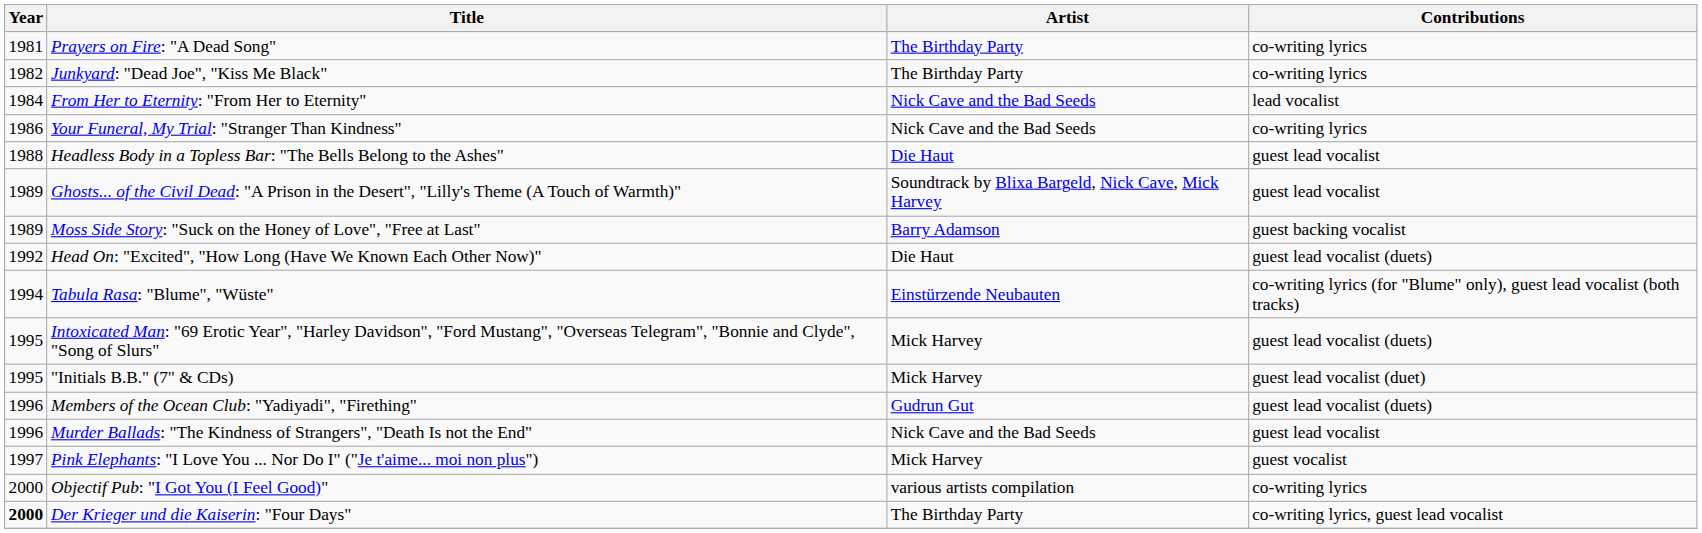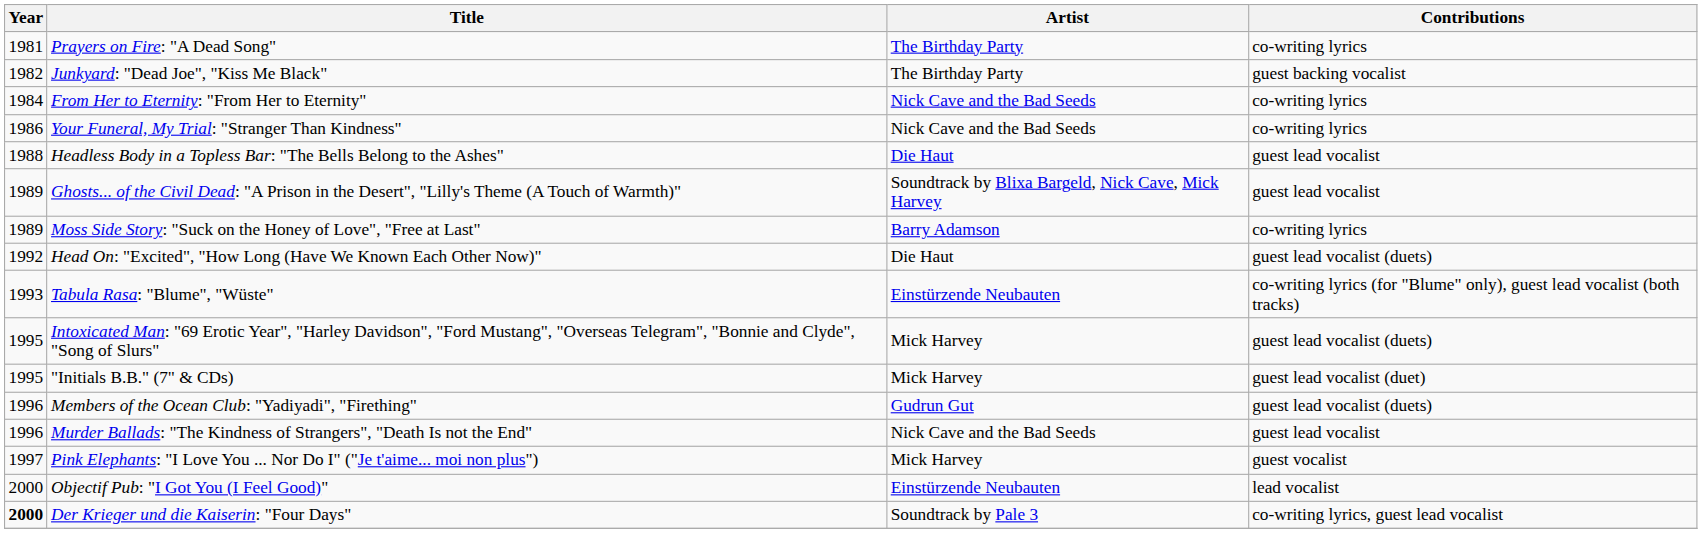(1310, 73) co-writing lyrics -> (1329, 73) guest backing vocalist
(1296, 100) lead vocalist -> (1310, 100) co-writing lyrics
(1329, 229) guest backing vocalist -> (1310, 229) co-writing lyrics
(26, 294) 1994 -> (26, 294) 1993
(982, 487) various artists compilation -> (975, 487) Einstürzende Neubauten
(1310, 487) co-writing lyrics -> (1296, 487) lead vocalist
(957, 515) The Birthday Party -> (964, 515) Soundtrack by Pale 3
